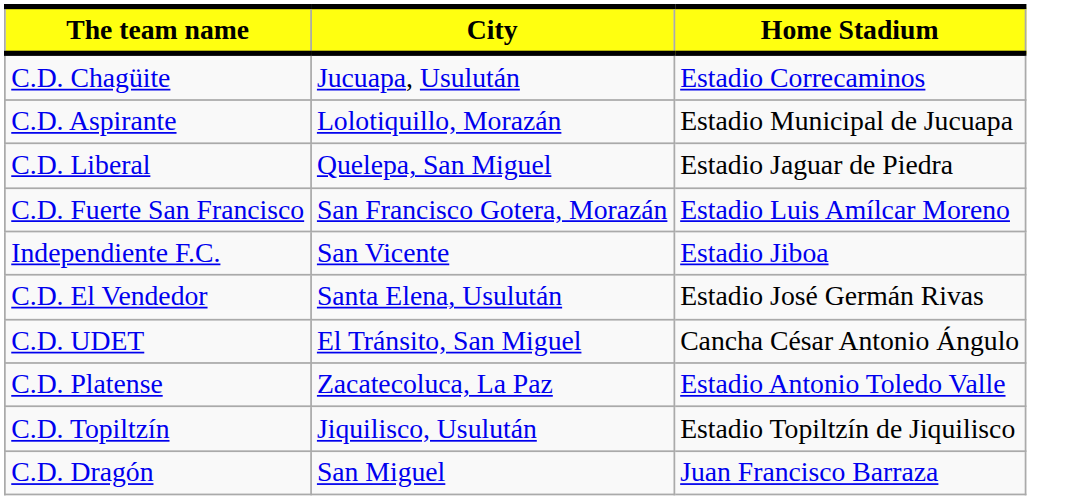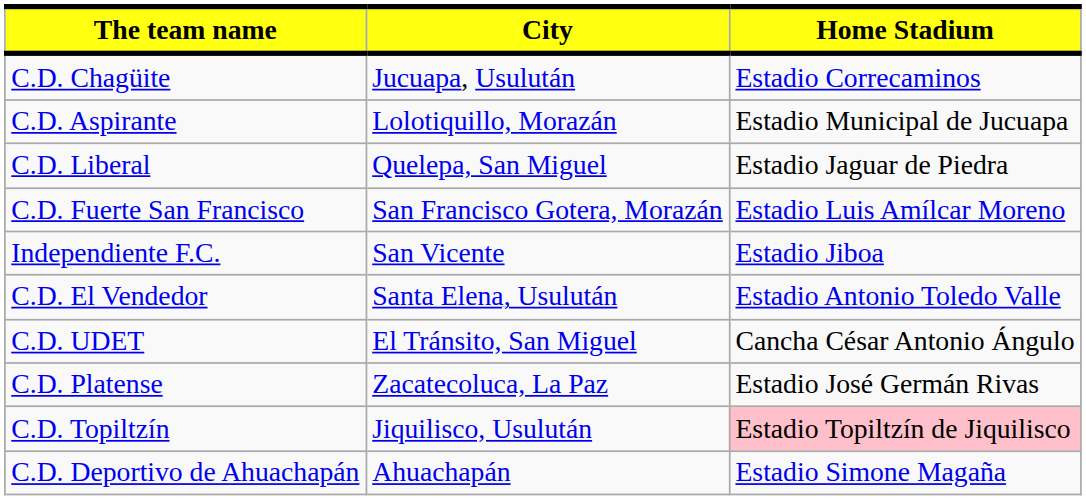(832, 296) Estadio José Germán Rivas -> (898, 296) Estadio Antonio Toledo Valle
(843, 384) Estadio Antonio Toledo Valle -> (887, 384) Estadio José Germán Rivas
(848, 428) no background -> (903, 428) pink background
- row: (82, 472)
+ row: (185, 472)
